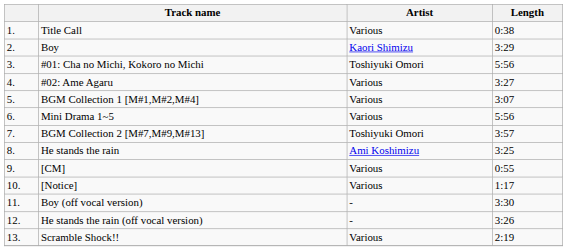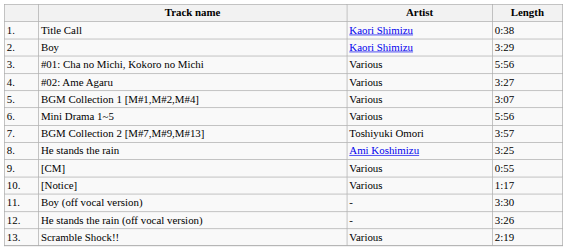(366, 30) Various -> (381, 30) Kaori Shimizu
(387, 64) Toshiyuki Omori -> (366, 64) Various
